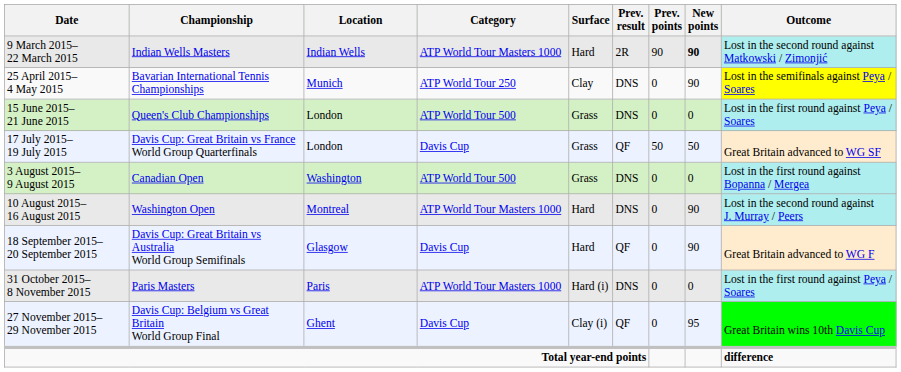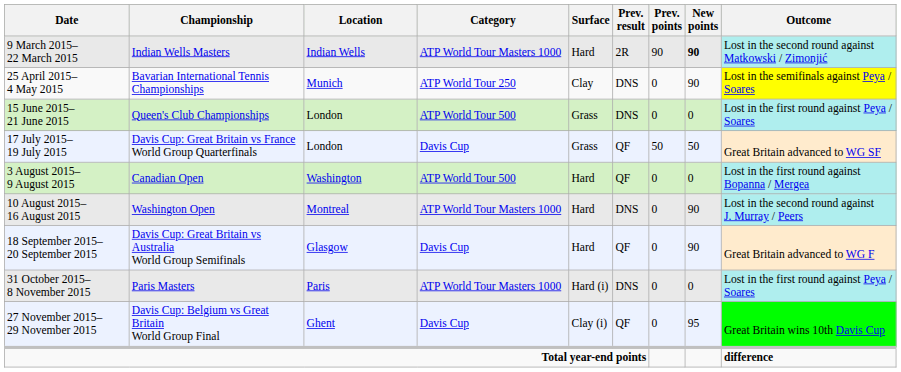(585, 178) Grass -> (583, 178) Hard
(627, 178) DNS -> (623, 178) QF
